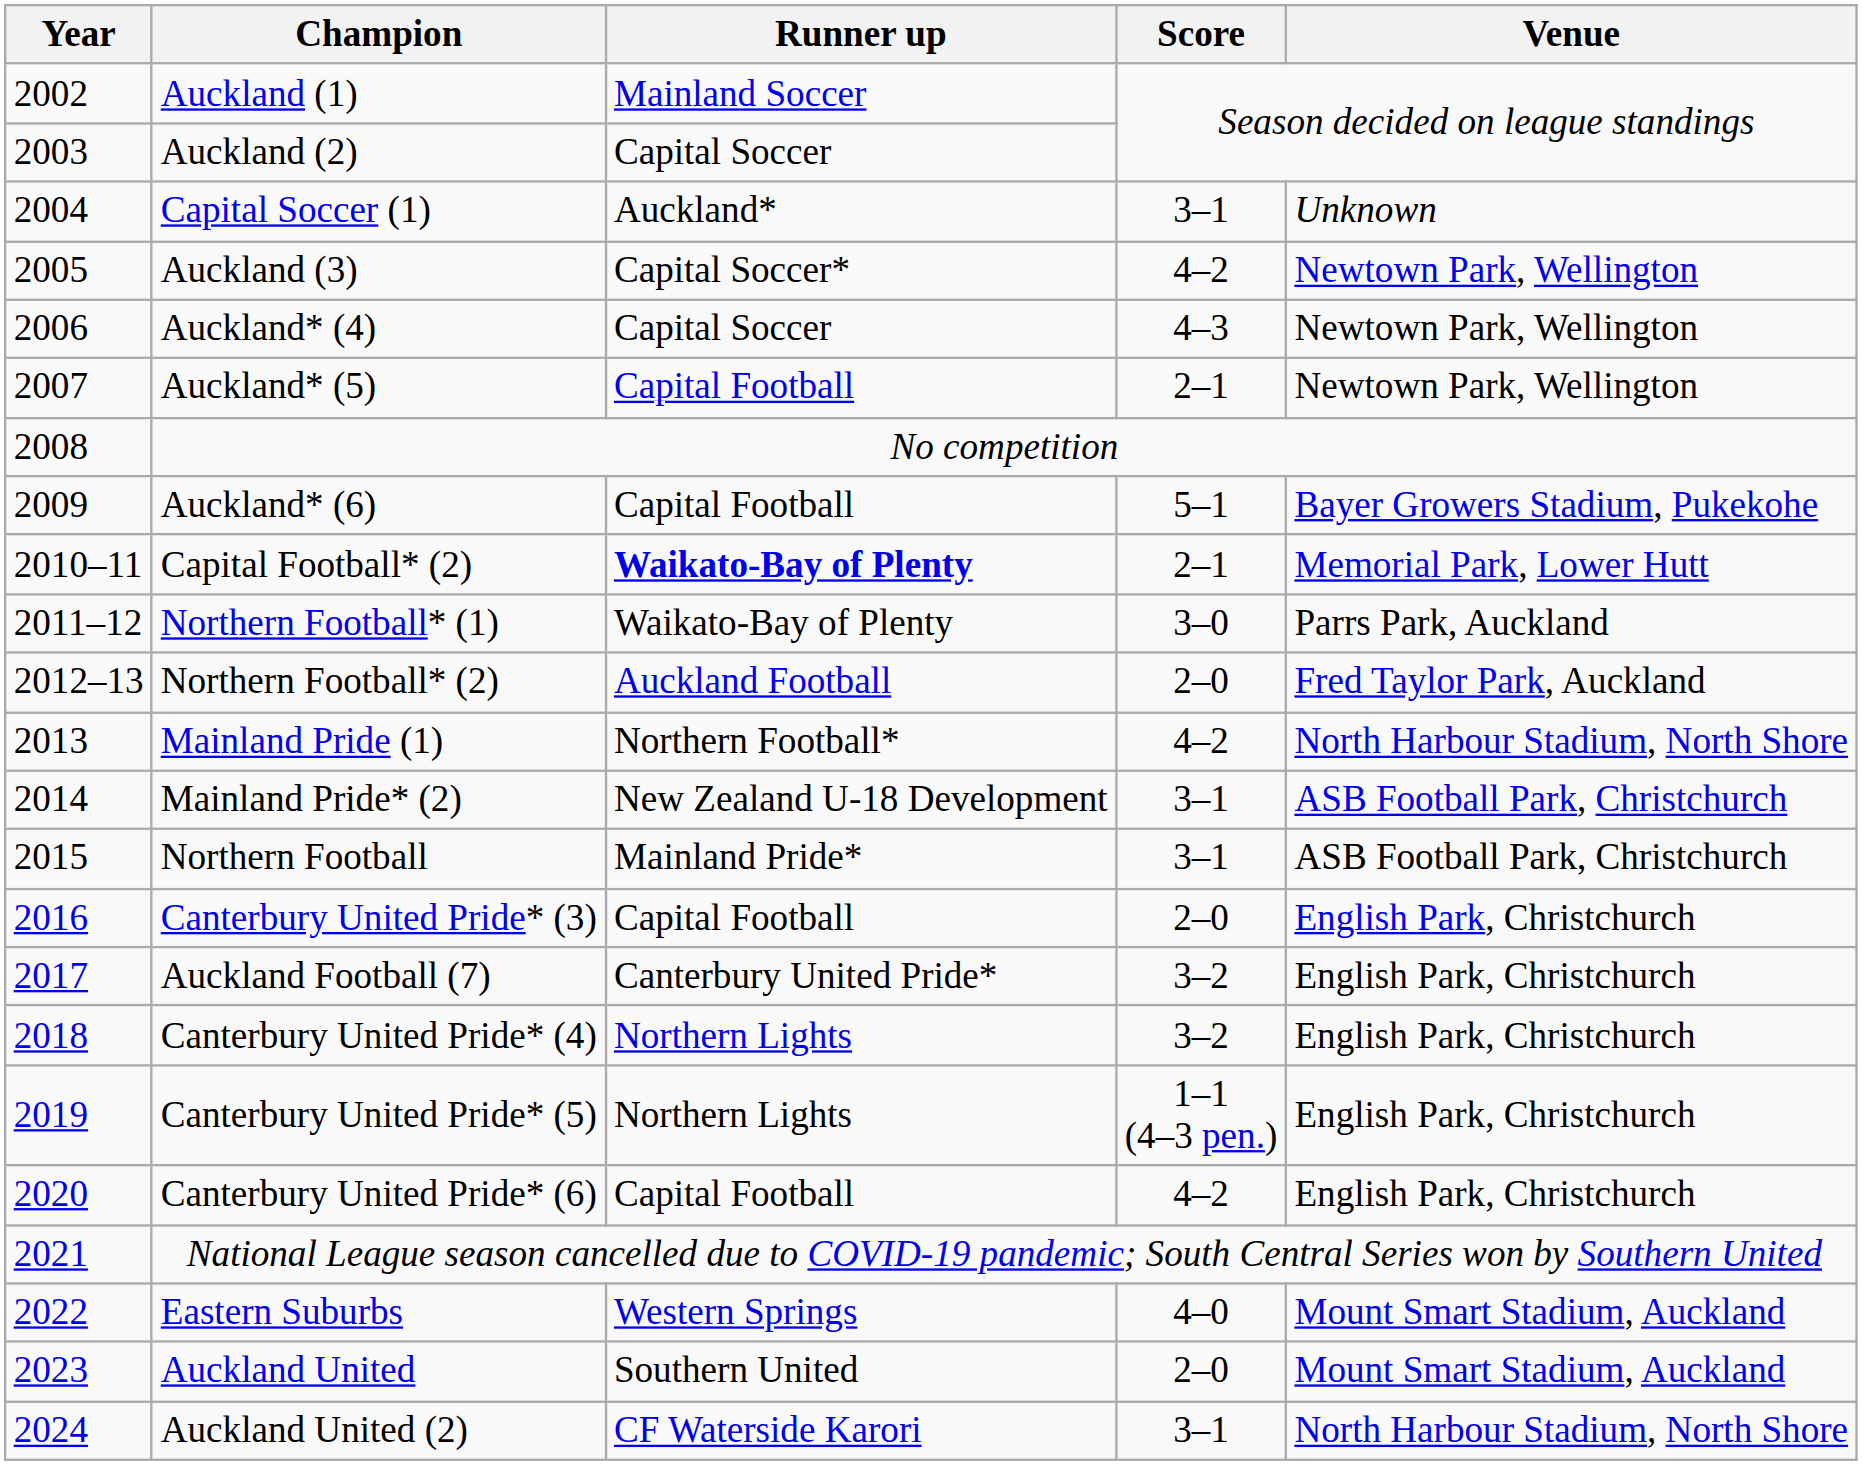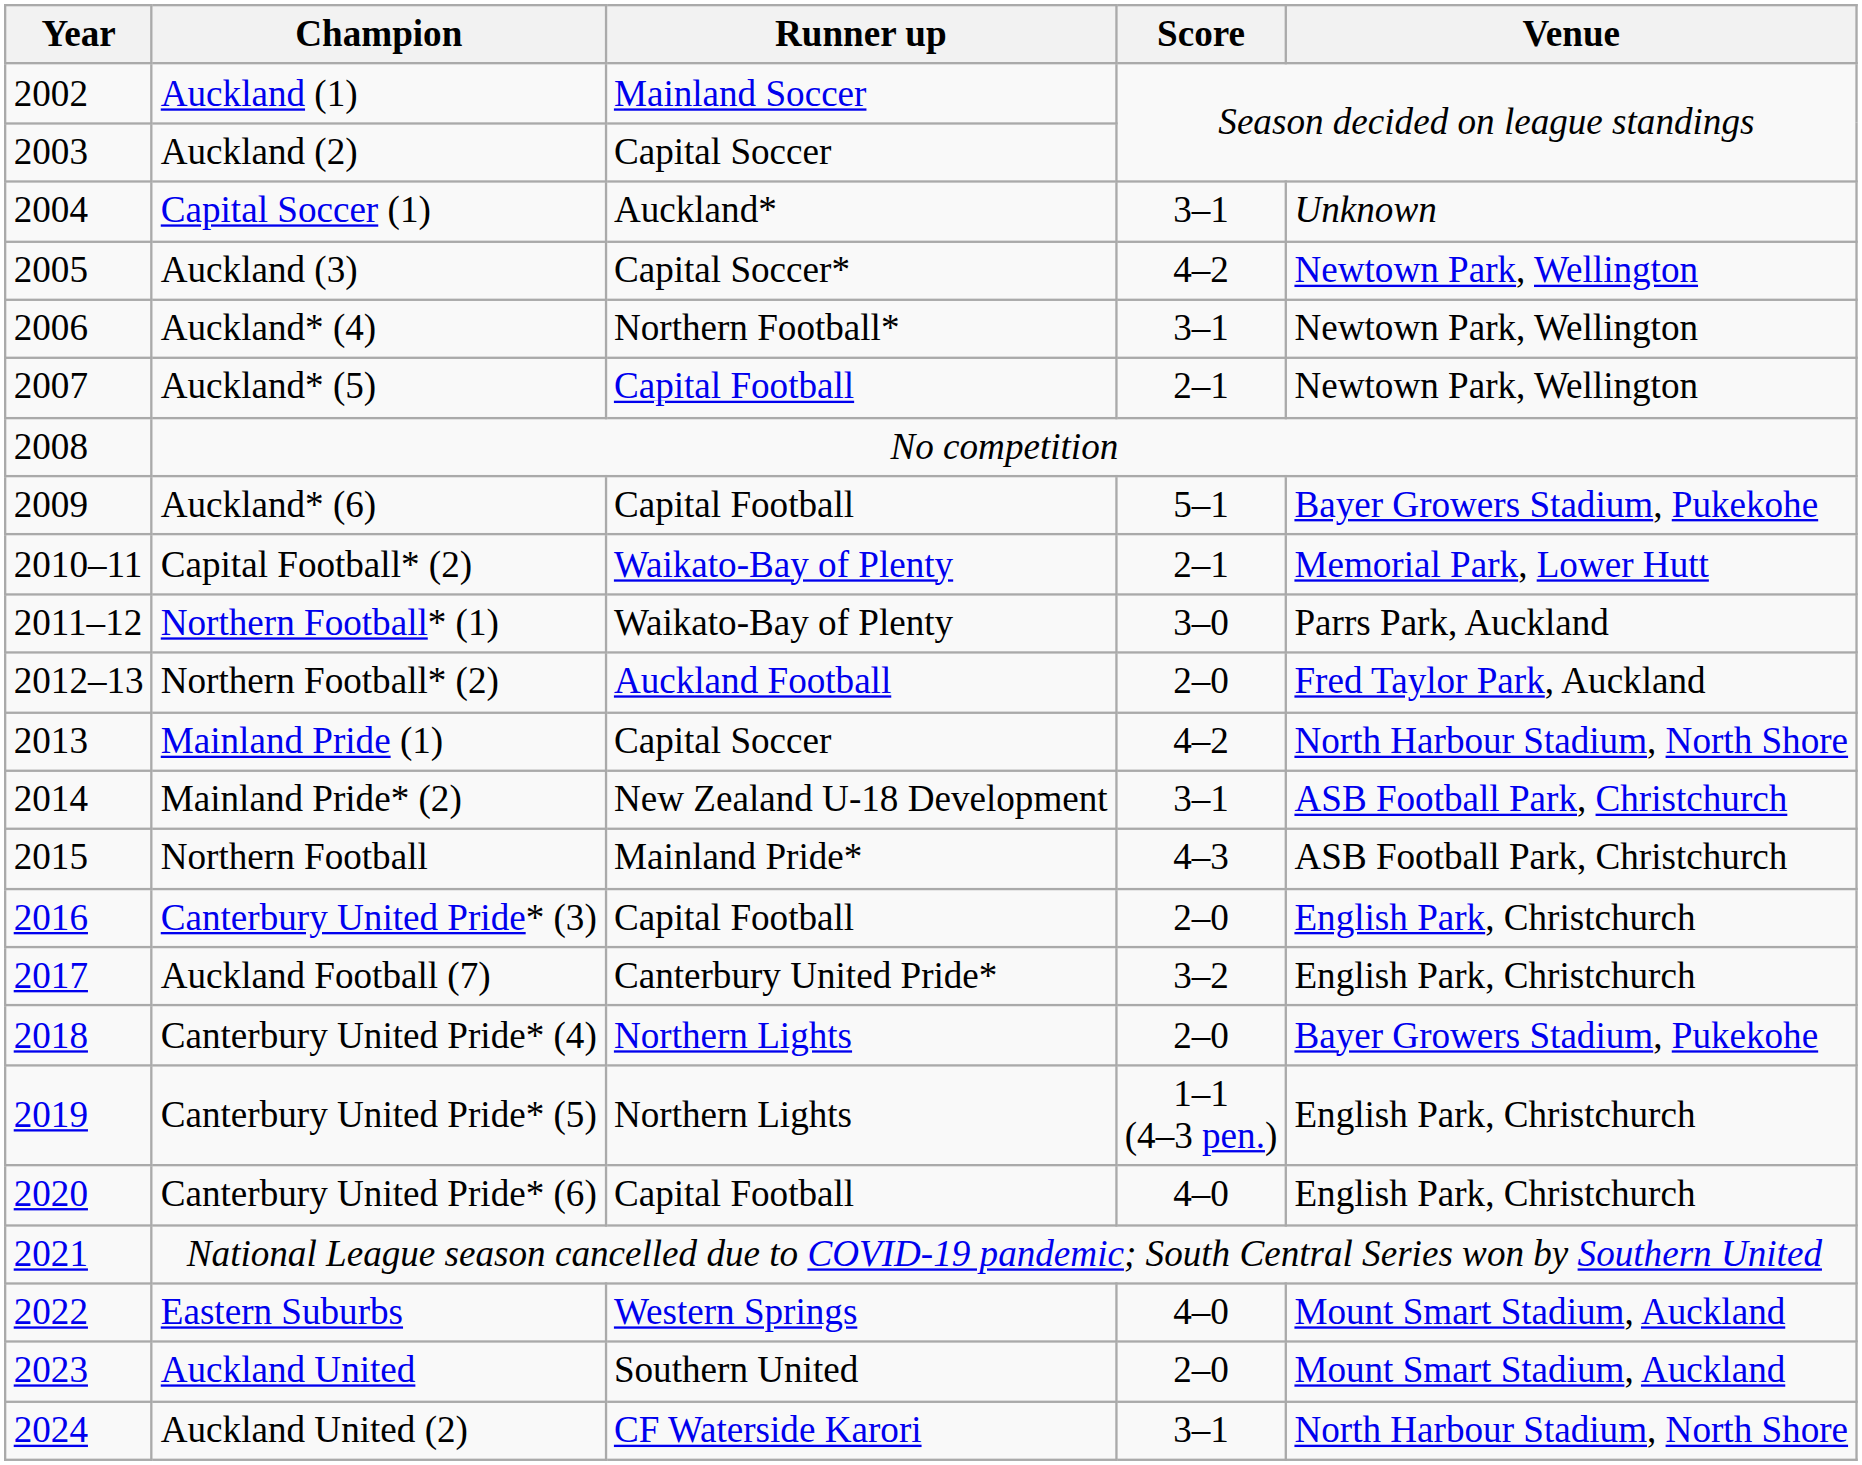(723, 328) Capital Soccer -> (757, 328) Northern Football*
(1201, 328) 4–3 -> (1201, 328) 3–1
(793, 563) bold -> (784, 563) normal
(757, 740) Northern Football* -> (723, 740) Capital Soccer
(1201, 858) 3–1 -> (1201, 858) 4–3
(1201, 1034) 3–2 -> (1201, 1034) 2–0
(1495, 1034) English Park, Christchurch -> (1556, 1034) Bayer Growers Stadium, Pukekohe
(1201, 1194) 4–2 -> (1201, 1194) 4–0
